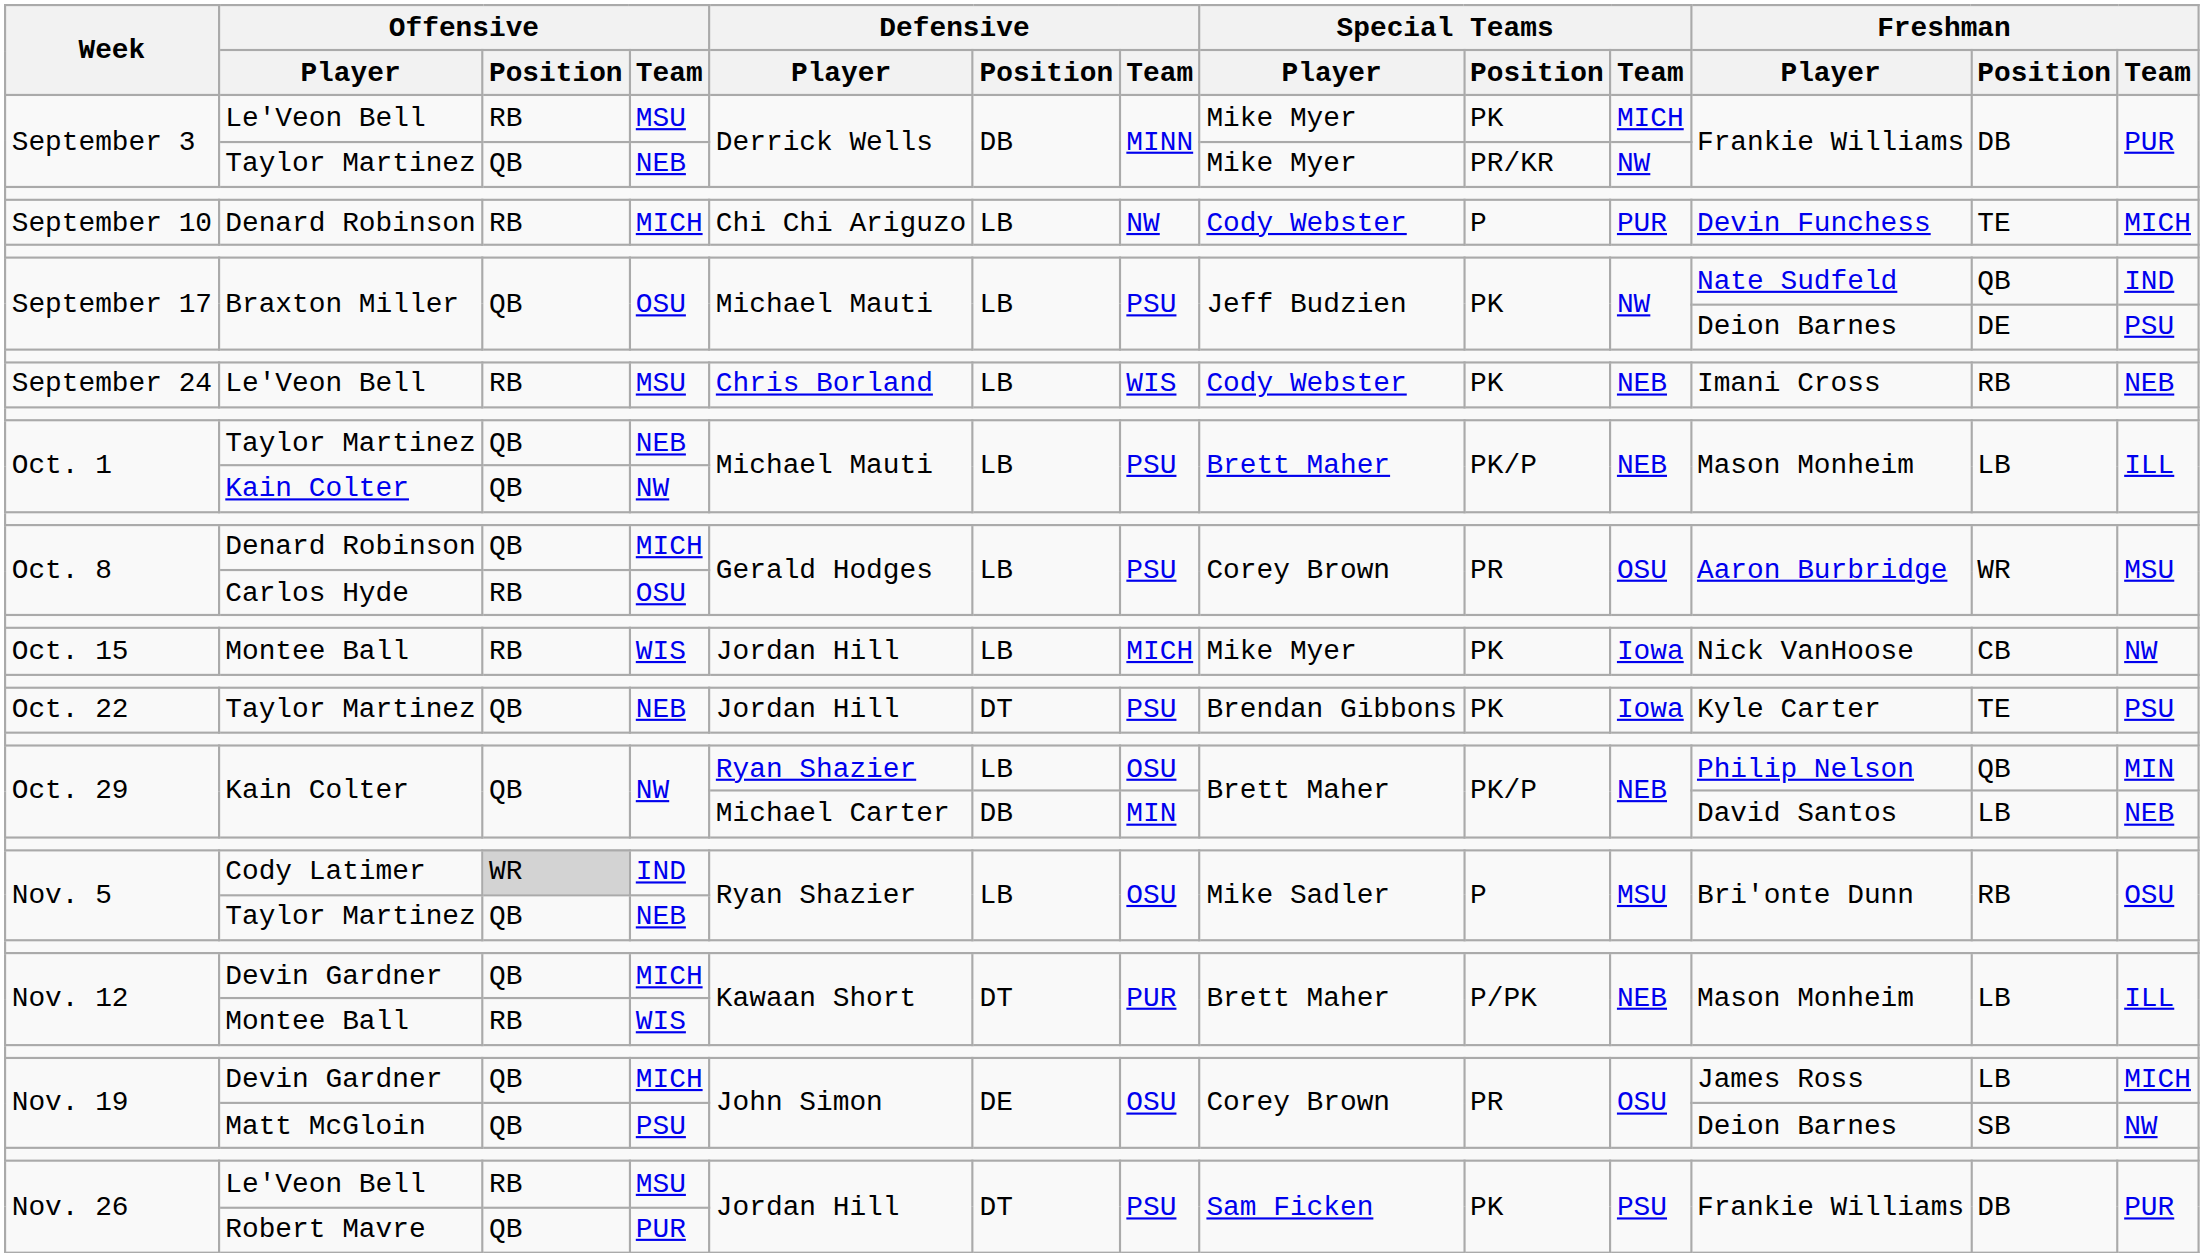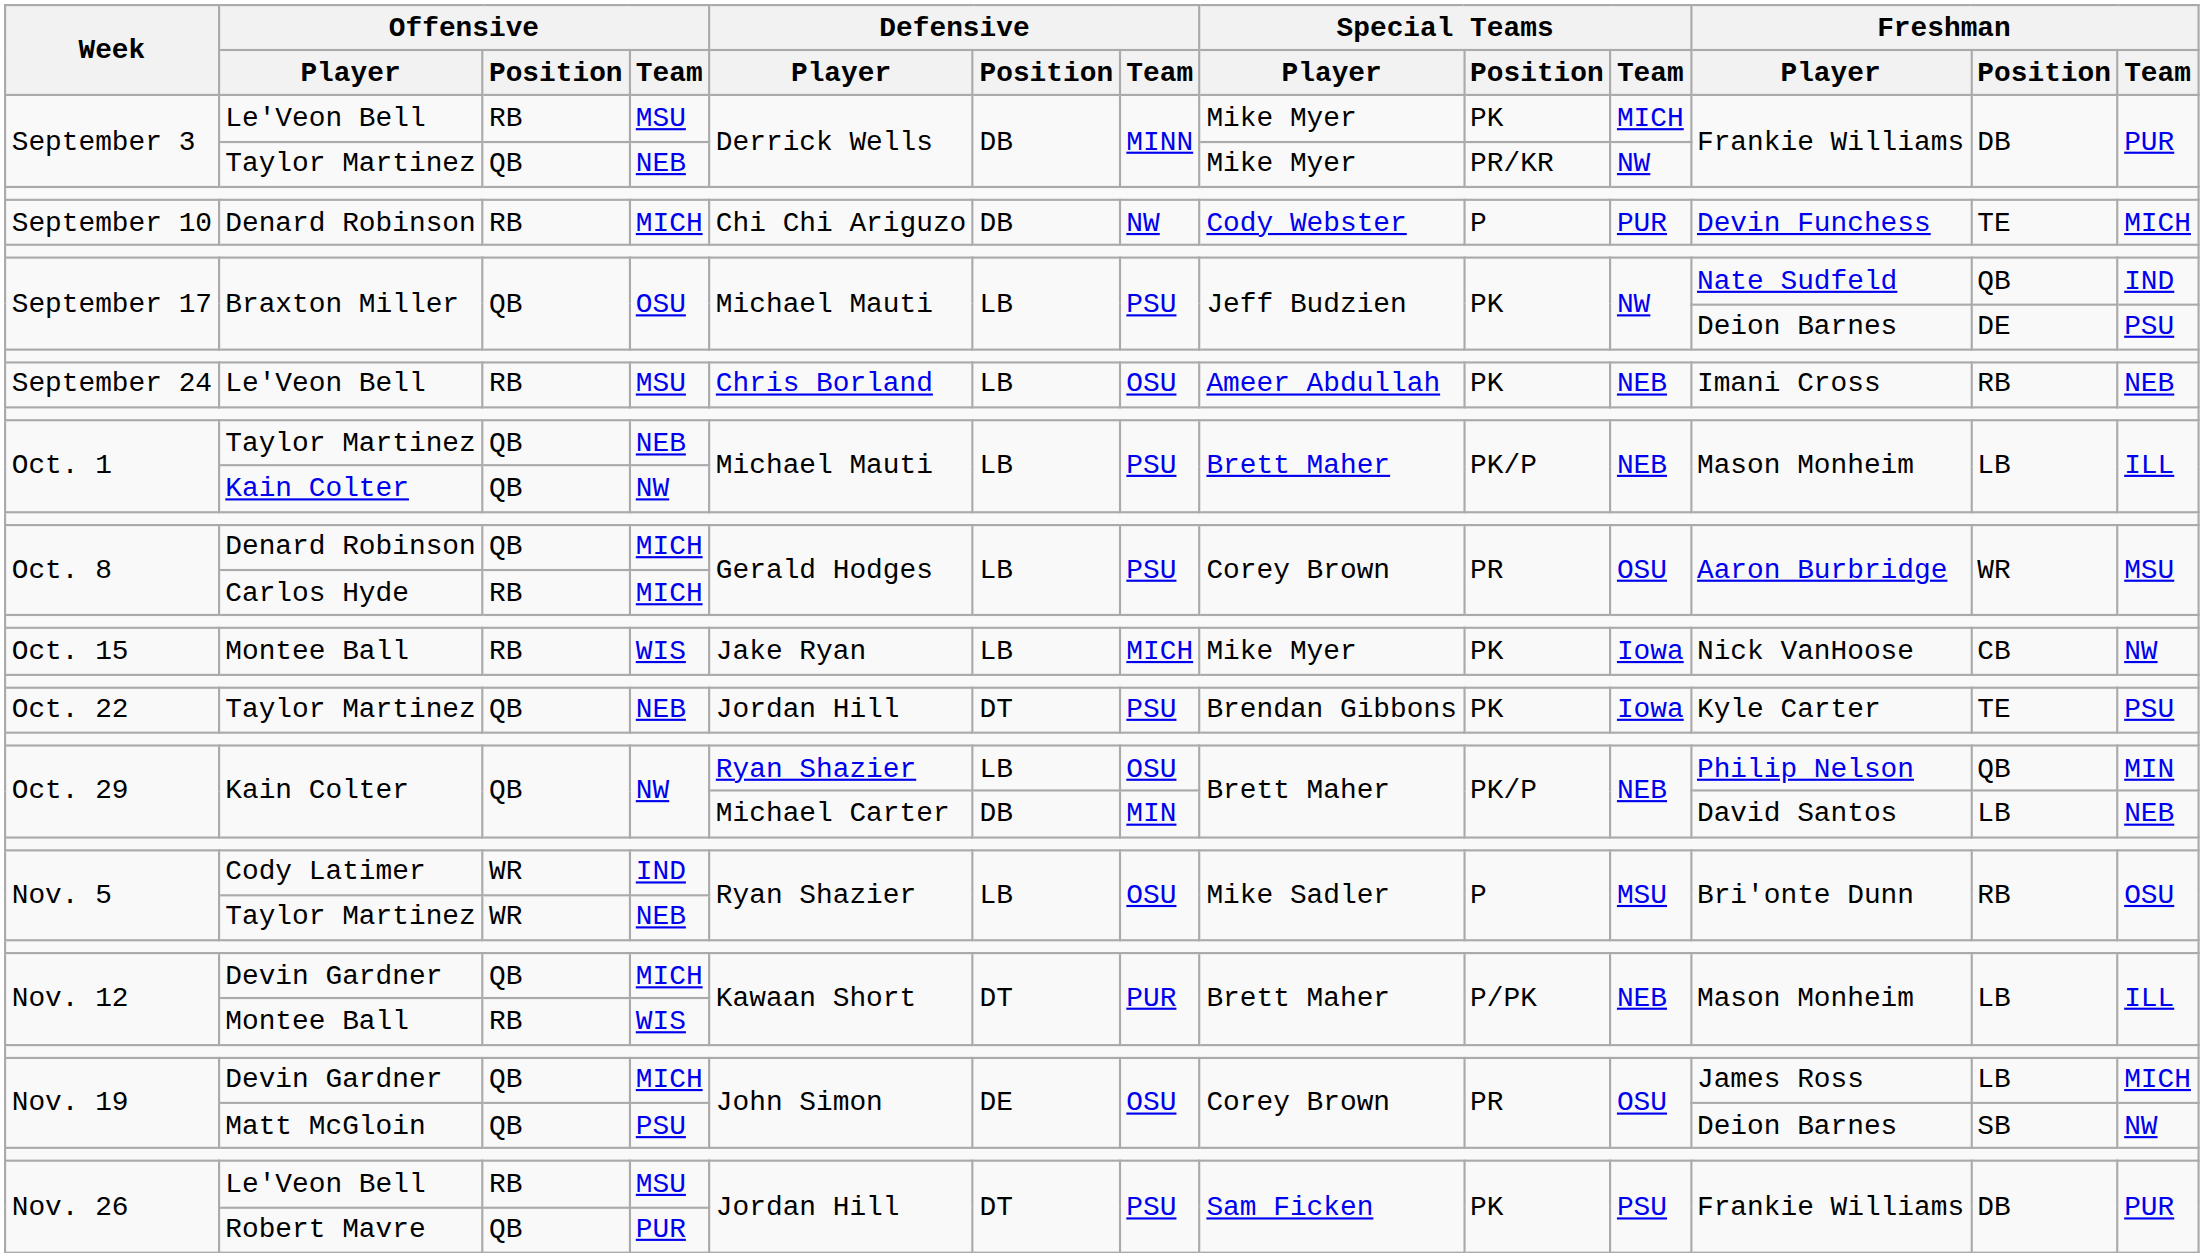(996, 222) LB -> (996, 222) DB
(1151, 385) WIS -> (1151, 385) OSU
(1307, 385) Cody Webster -> (1323, 385) Ameer Abdullah
(661, 593) OSU -> (669, 593) MICH
(808, 651) Jordan Hill -> (791, 651) Jake Ryan
(506, 872) lightgrey background -> (506, 872) no background
(506, 918) QB -> (506, 918) WR
